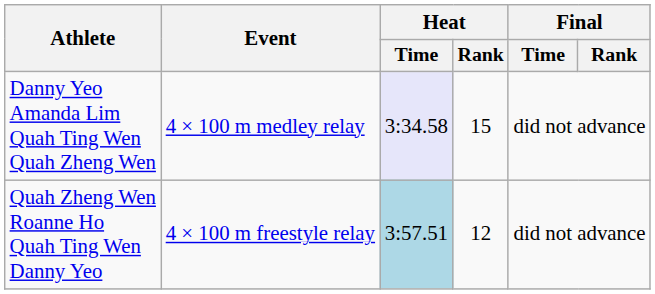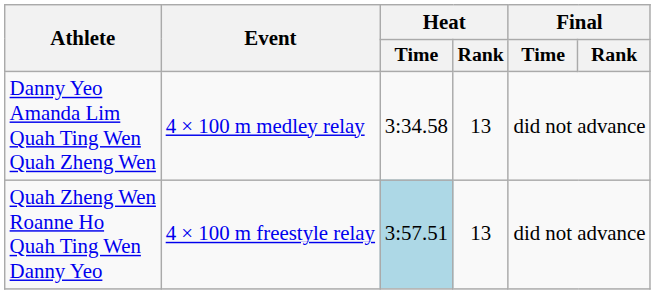(416, 126) lavender background -> (416, 126) no background
(481, 126) 15 -> (481, 126) 13
(481, 234) 12 -> (481, 234) 13
